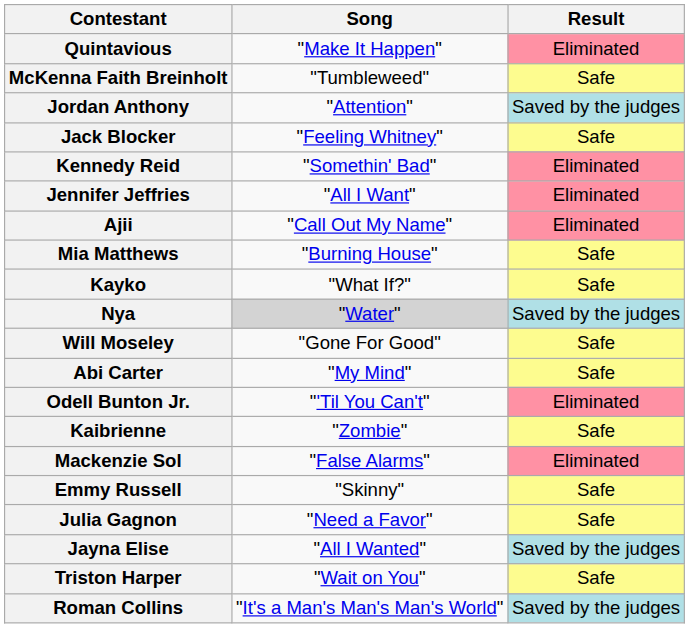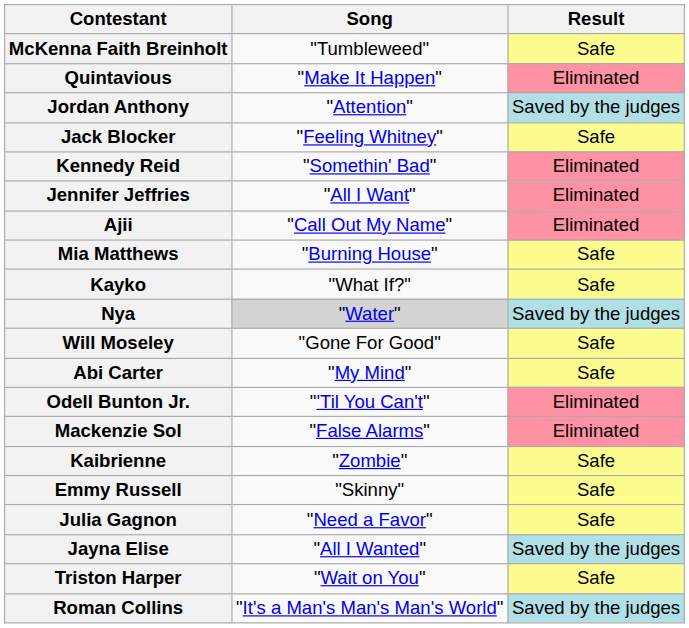rows swapped: (118, 48) <-> (118, 78)
rows swapped: (118, 431) <-> (118, 460)
